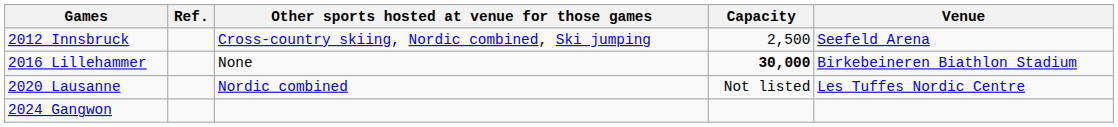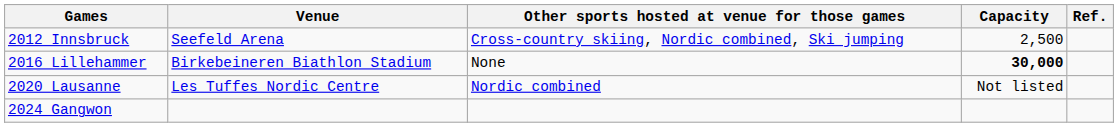columns swapped: (964, 16) <-> (191, 16)
